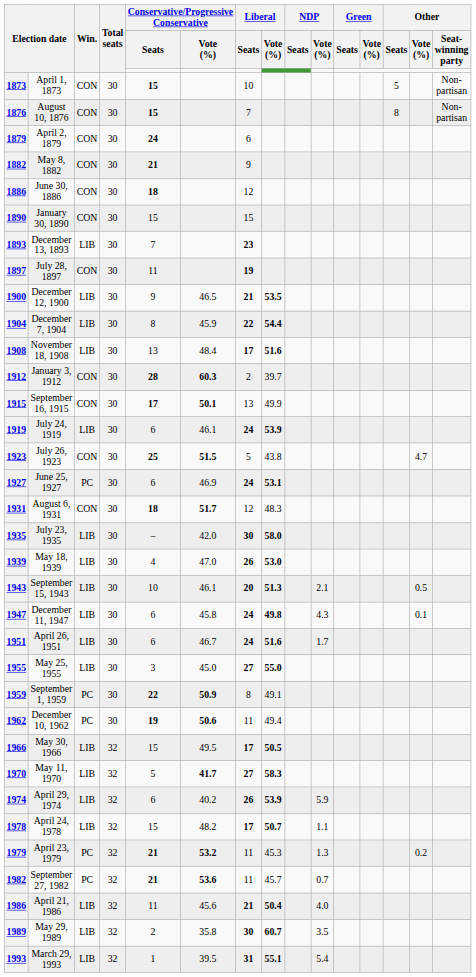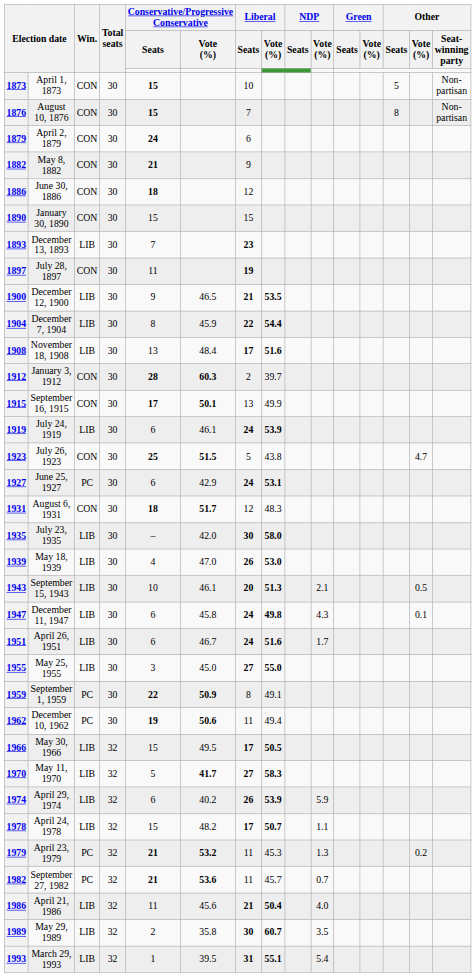(208, 483) 46.9 -> (208, 483) 42.9
